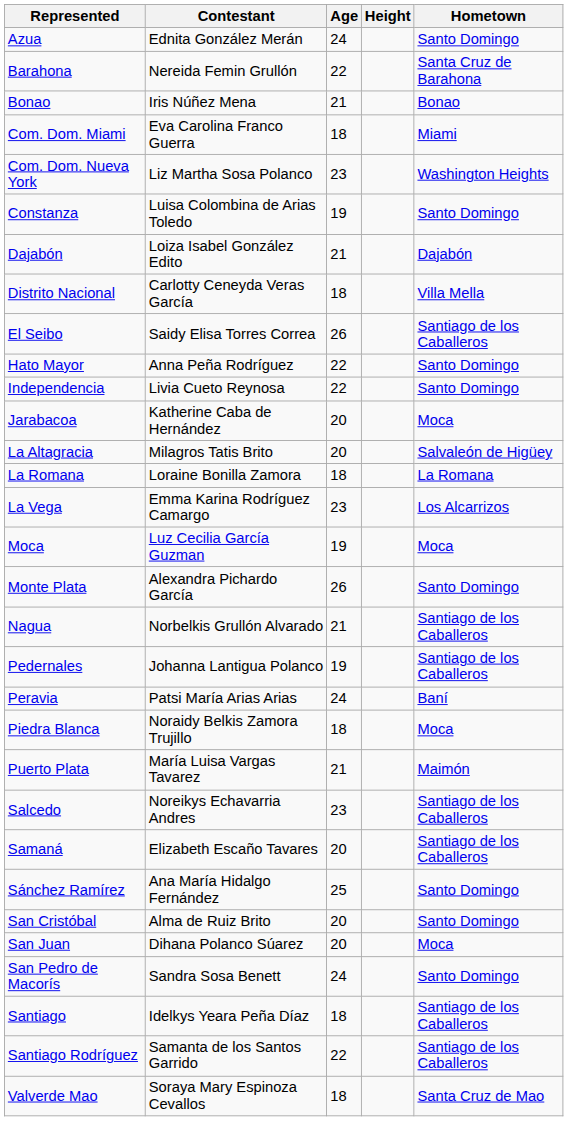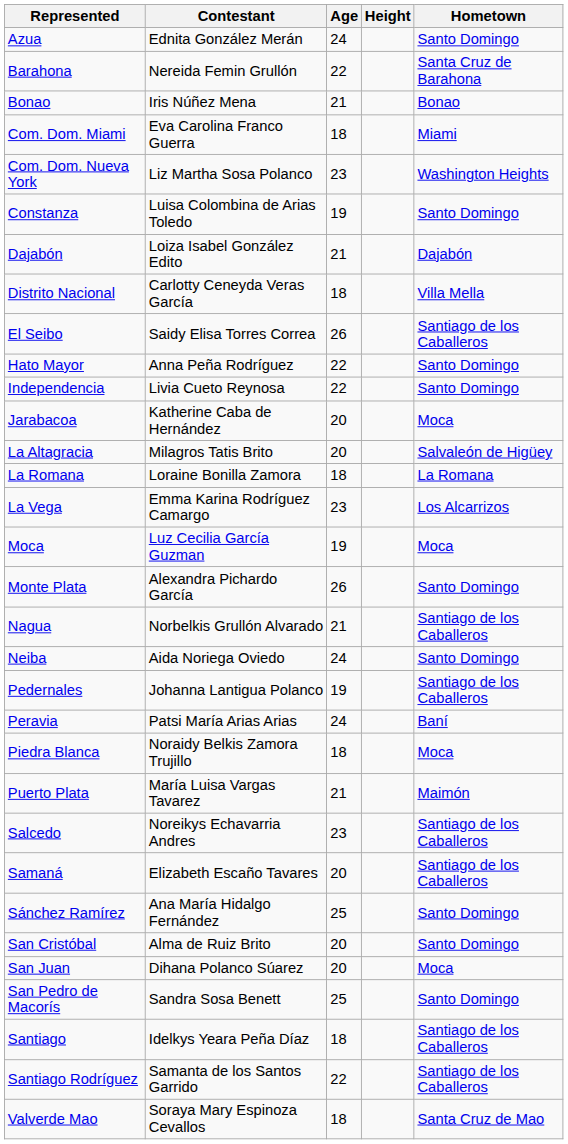+ row: (27, 658)
(338, 976) 24 -> (338, 999) 25
